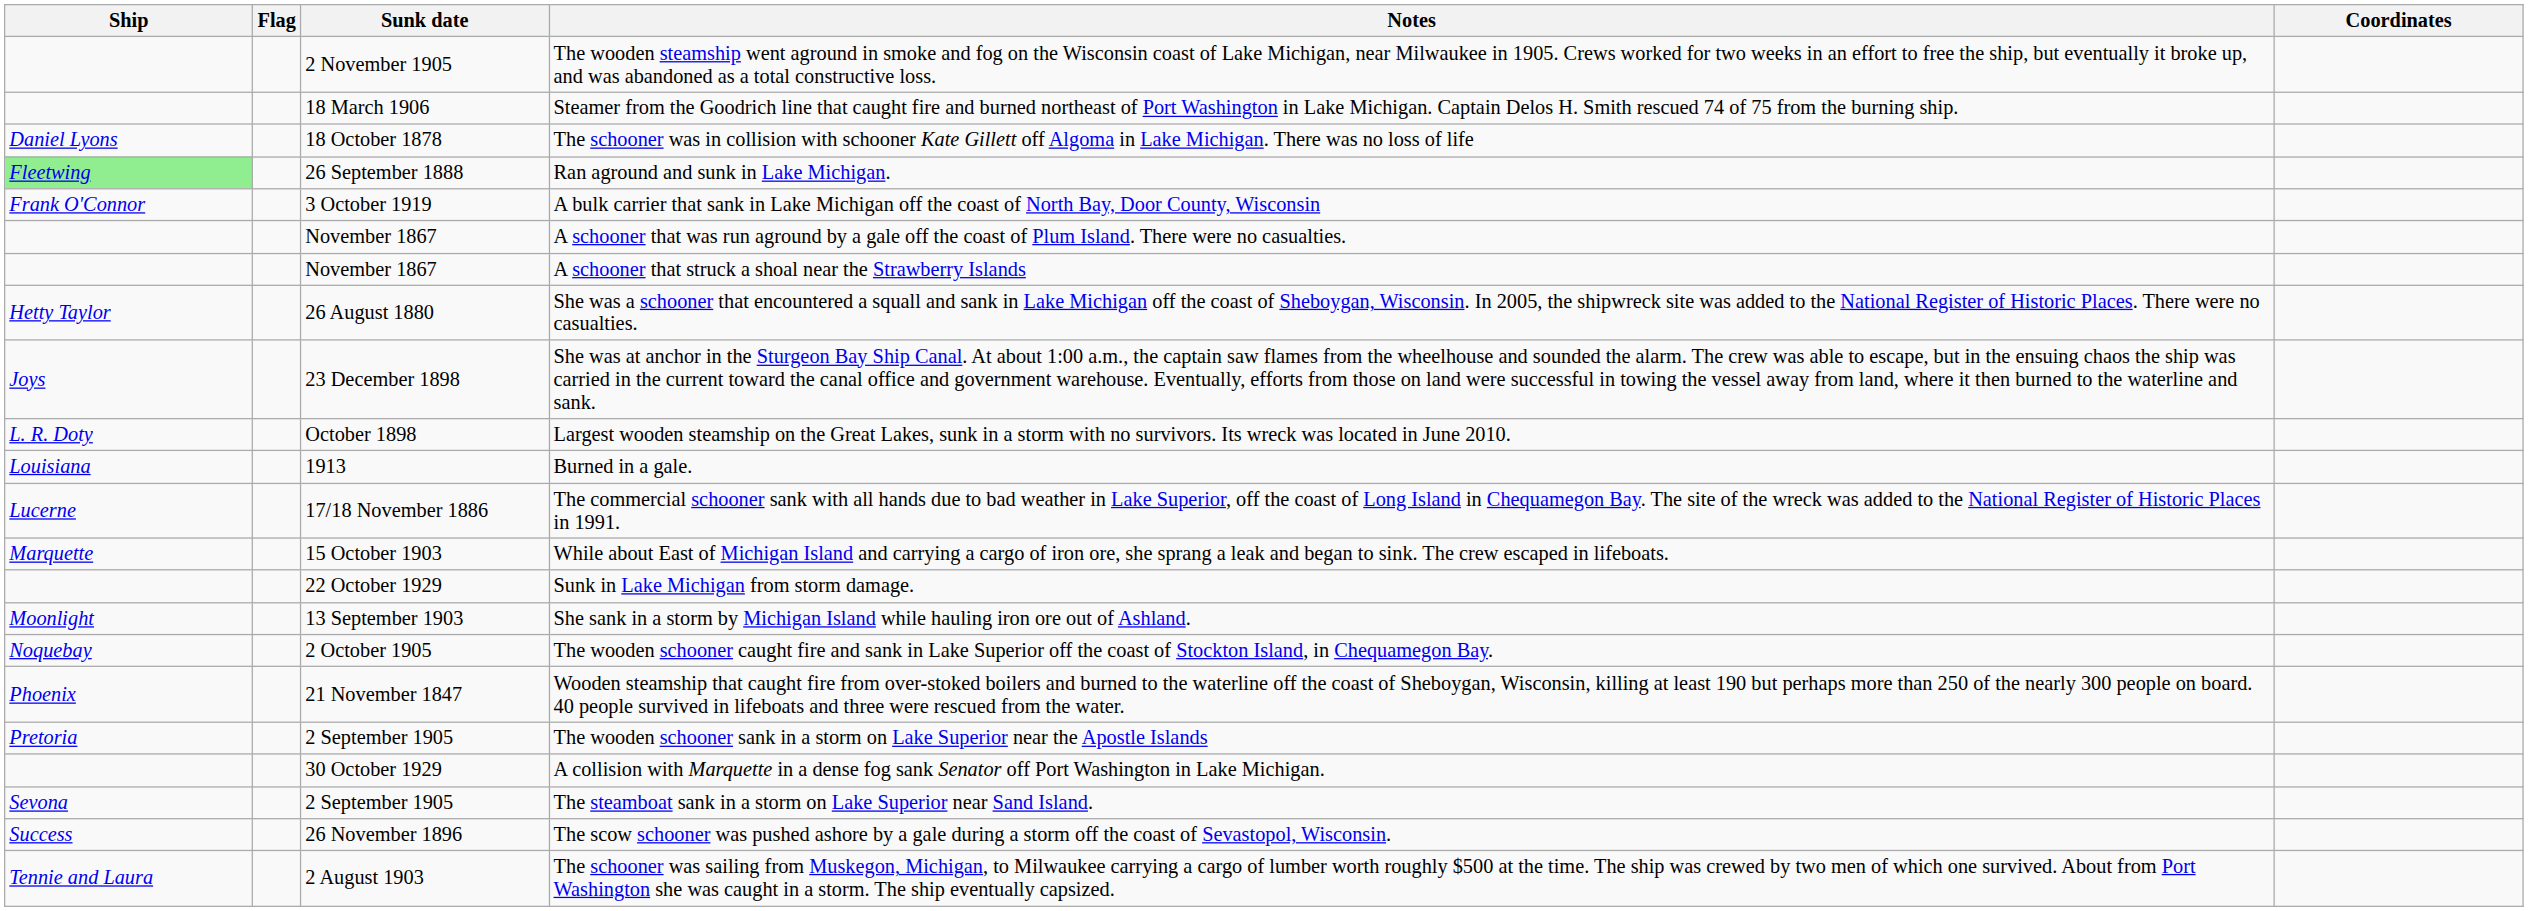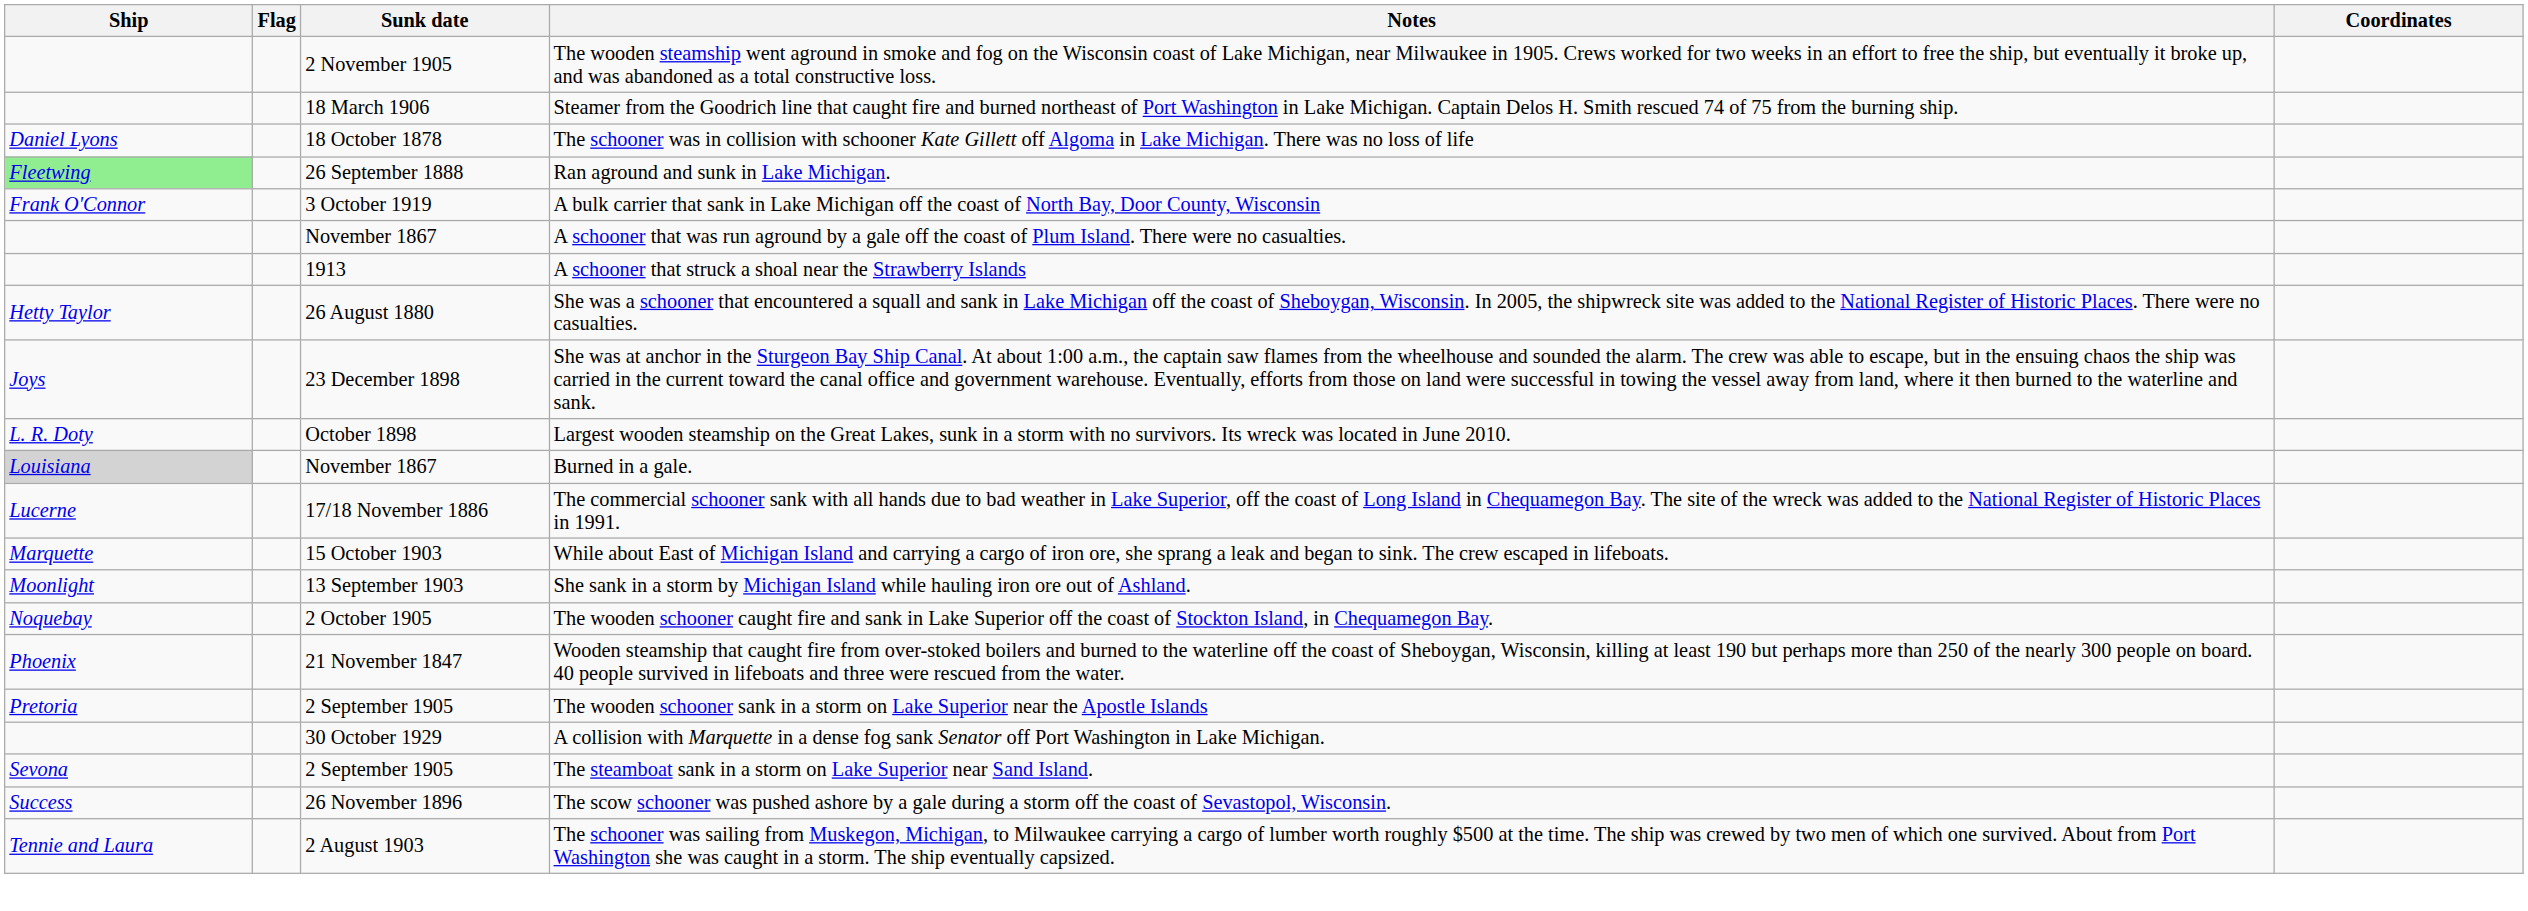(371, 269) November 1867 -> (326, 269) 1913
(50, 466) no background -> (50, 466) lightgrey background
(326, 466) 1913 -> (371, 466) November 1867
- row: (734, 586)
